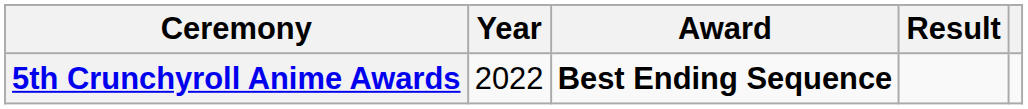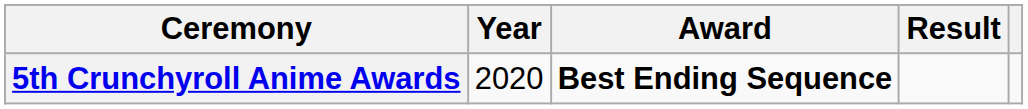(509, 77) 2022 -> (509, 77) 2020
